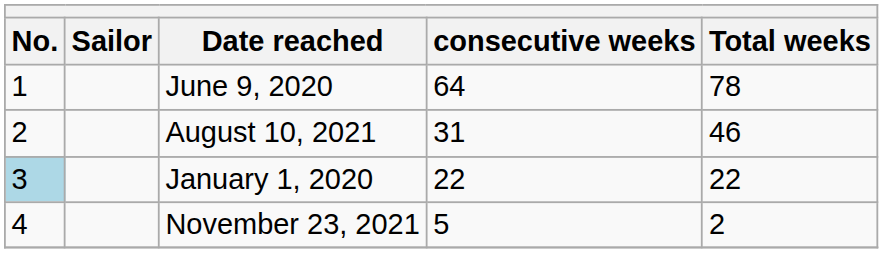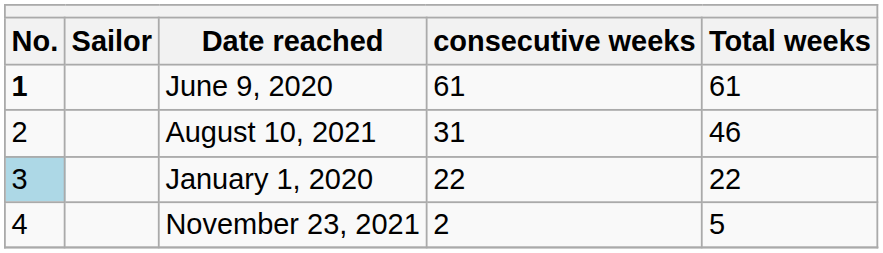(20, 86) normal -> (20, 86) bold
(449, 86) 64 -> (449, 86) 61
(725, 86) 78 -> (725, 86) 61
(441, 224) 5 -> (441, 224) 2
(717, 224) 2 -> (717, 224) 5
